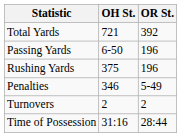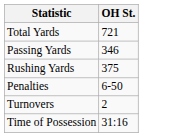- column: (157, 13)
(112, 50) 6-50 -> (110, 50) 346
(110, 86) 346 -> (112, 86) 6-50
